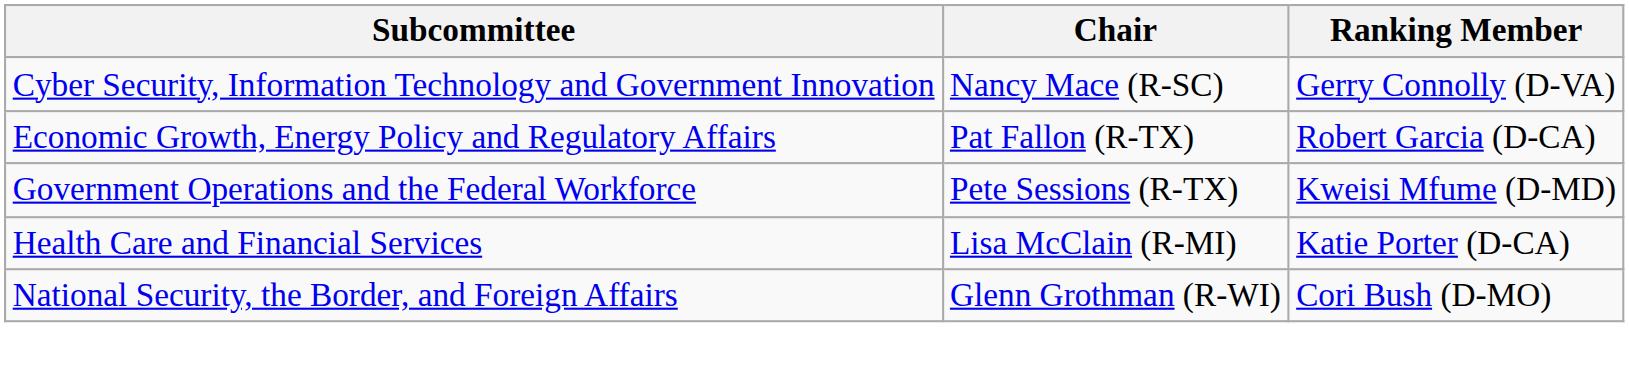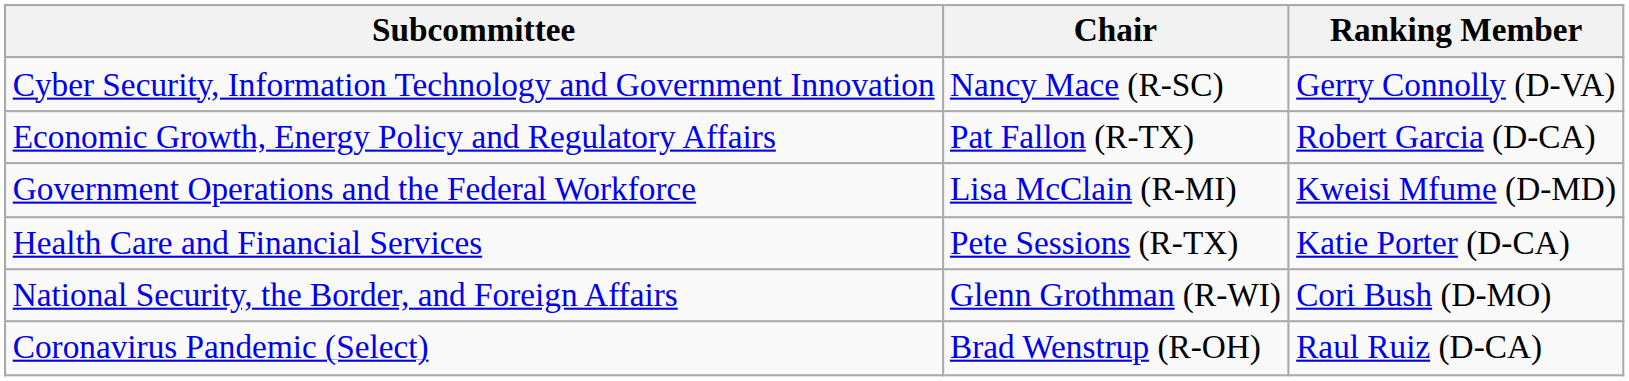(1094, 189) Pete Sessions (R-TX) -> (1093, 189) Lisa McClain (R-MI)
(1093, 242) Lisa McClain (R-MI) -> (1094, 242) Pete Sessions (R-TX)
+ row: (221, 347)
